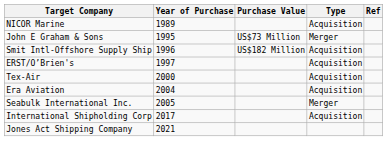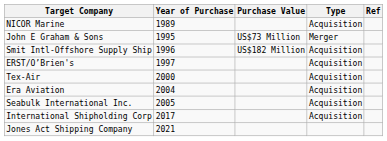(323, 103) Merger -> (336, 103) Acquisition
